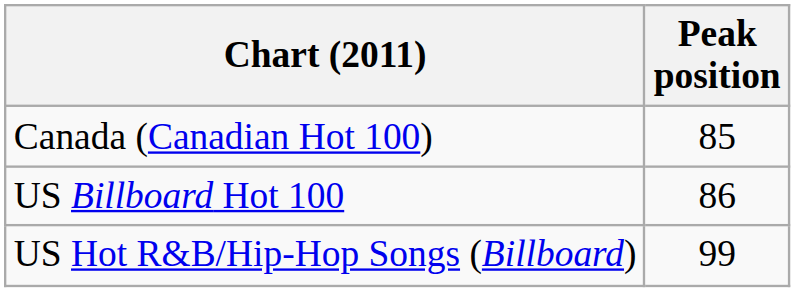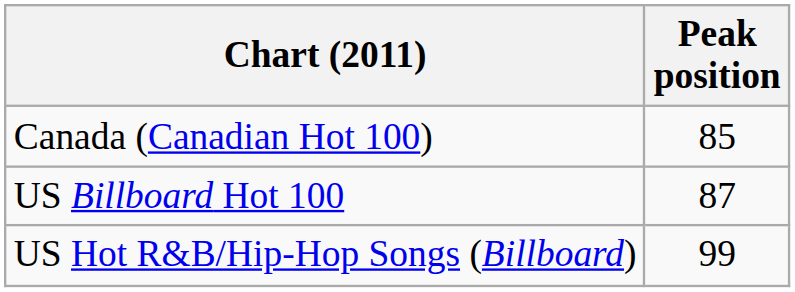(717, 195) 86 -> (717, 195) 87
